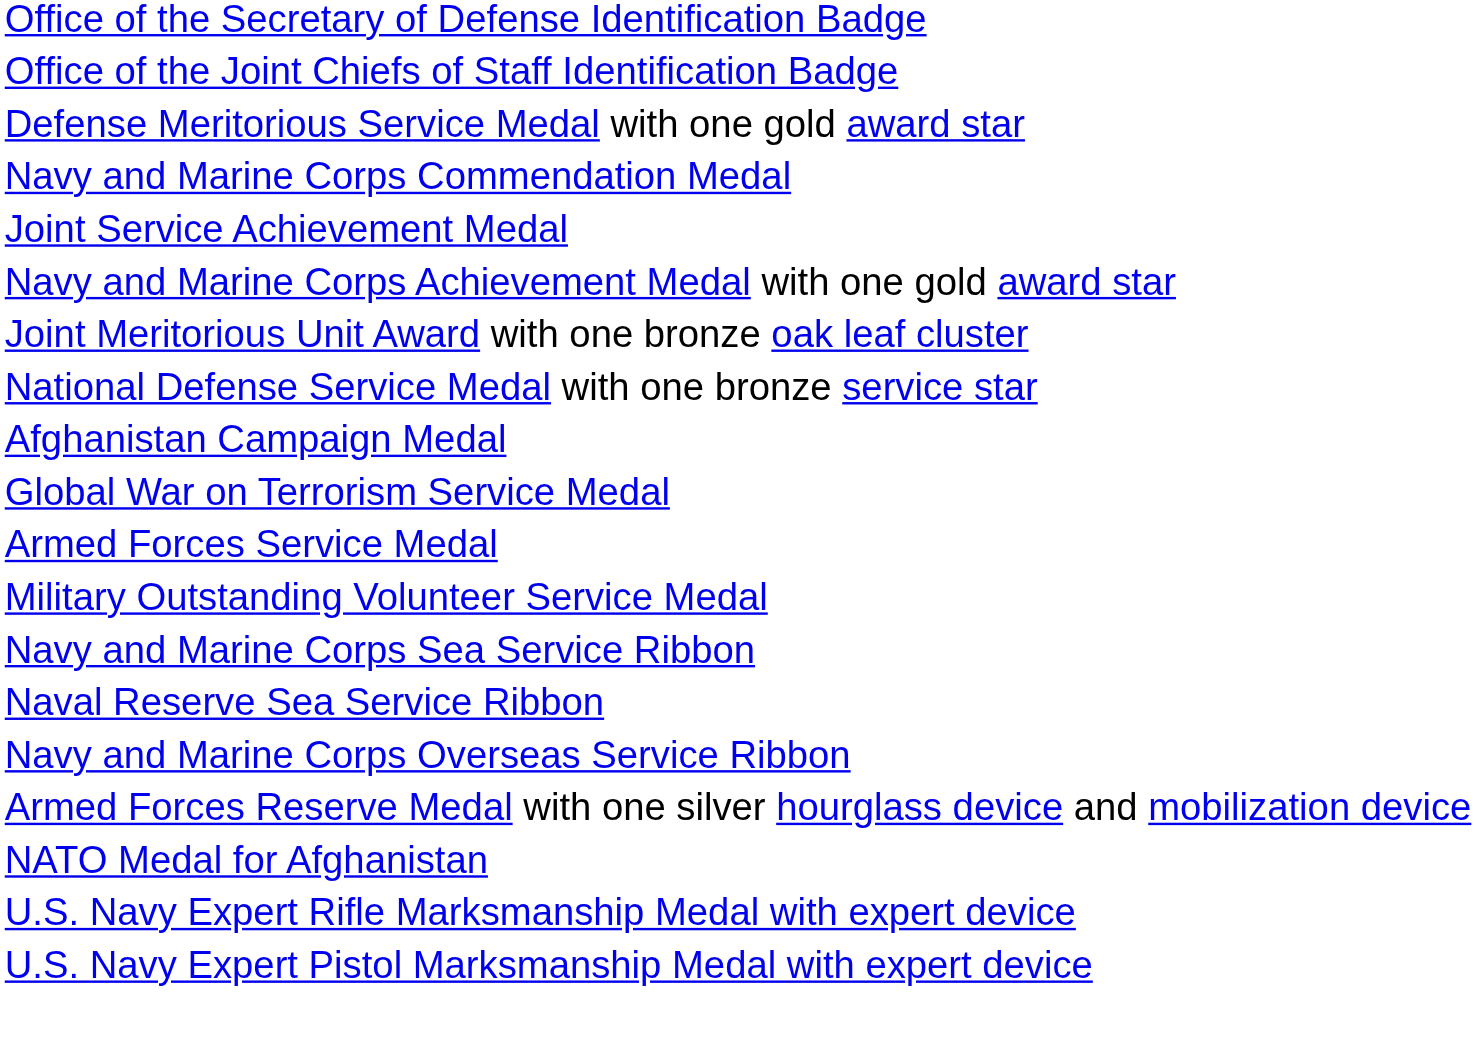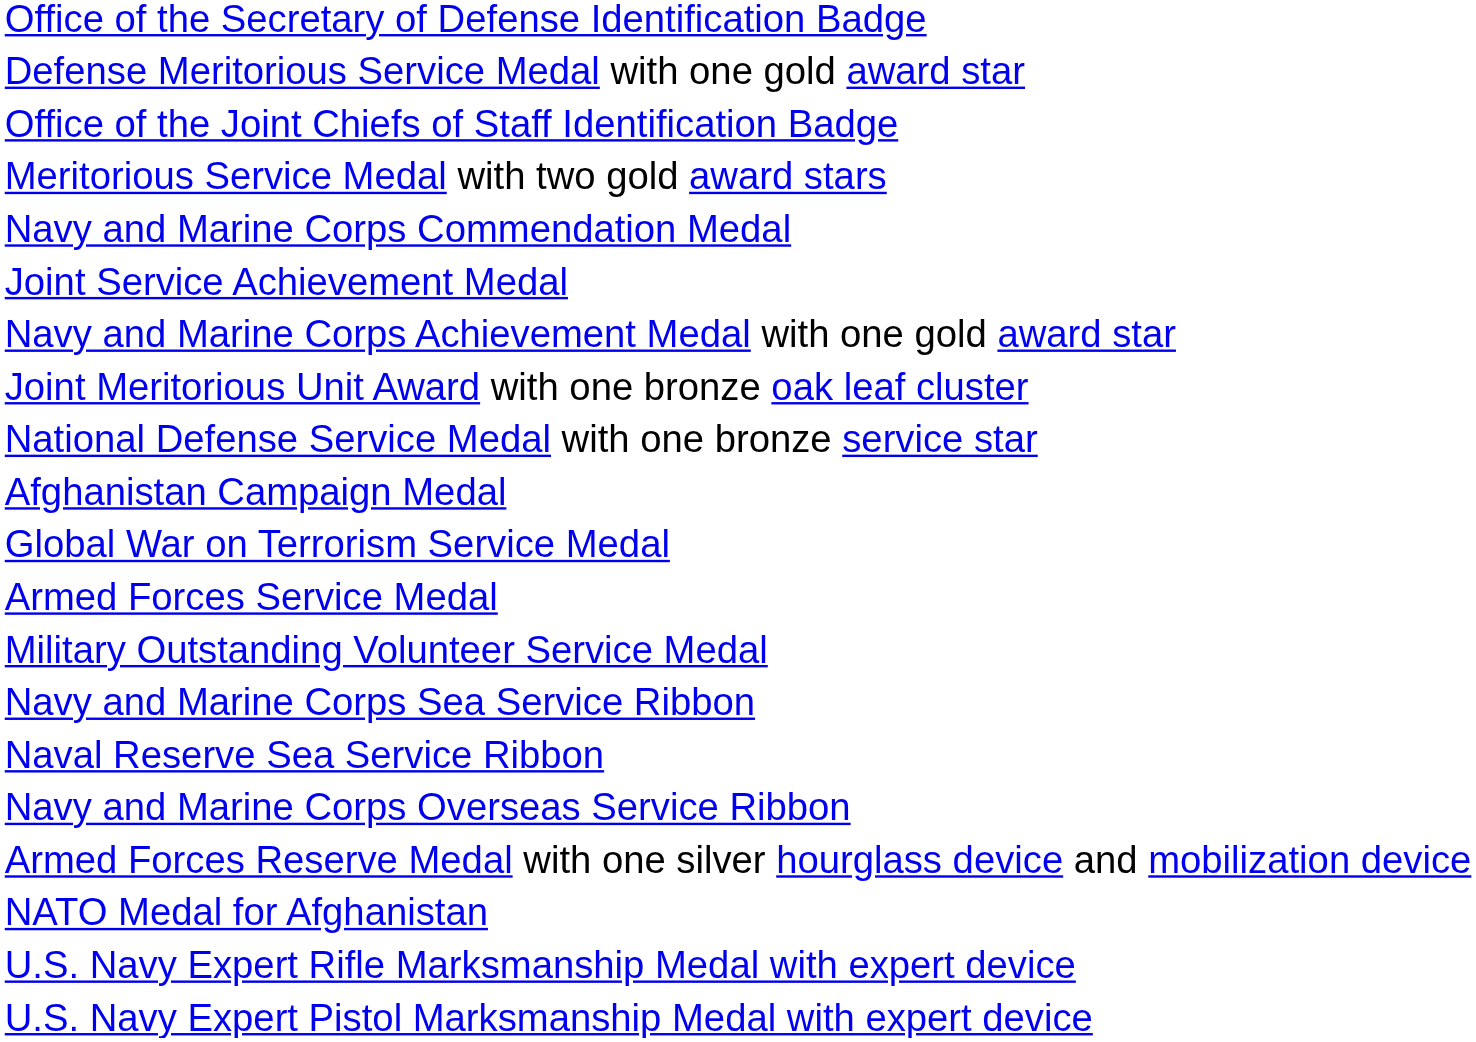rows swapped: (451, 71) <-> (515, 124)
+ row: (446, 176)
